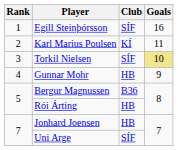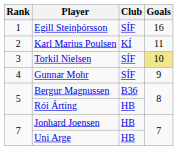(128, 75) HB -> (128, 75) SÍF
(128, 138) SÍF -> (128, 138) HB
